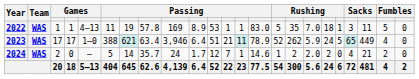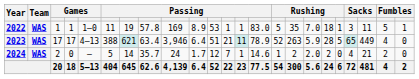(90, 28) 4–13 -> (90, 28) 1–0
(404, 28) 0 -> (404, 28) 1
(90, 41) 1–0 -> (90, 41) 4–13
(294, 41) 262 -> (294, 41) 263
(329, 41) 24 -> (329, 41) 28
